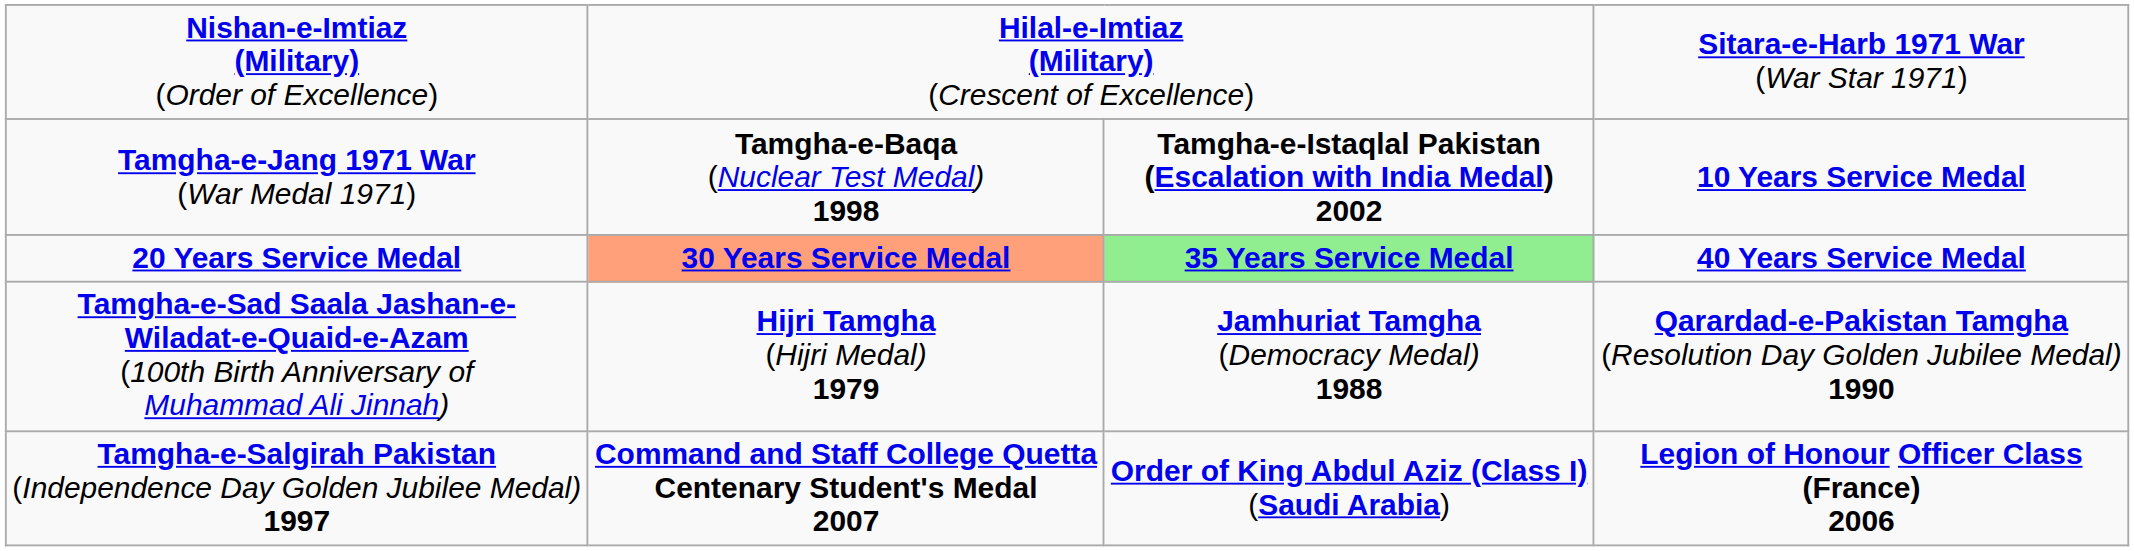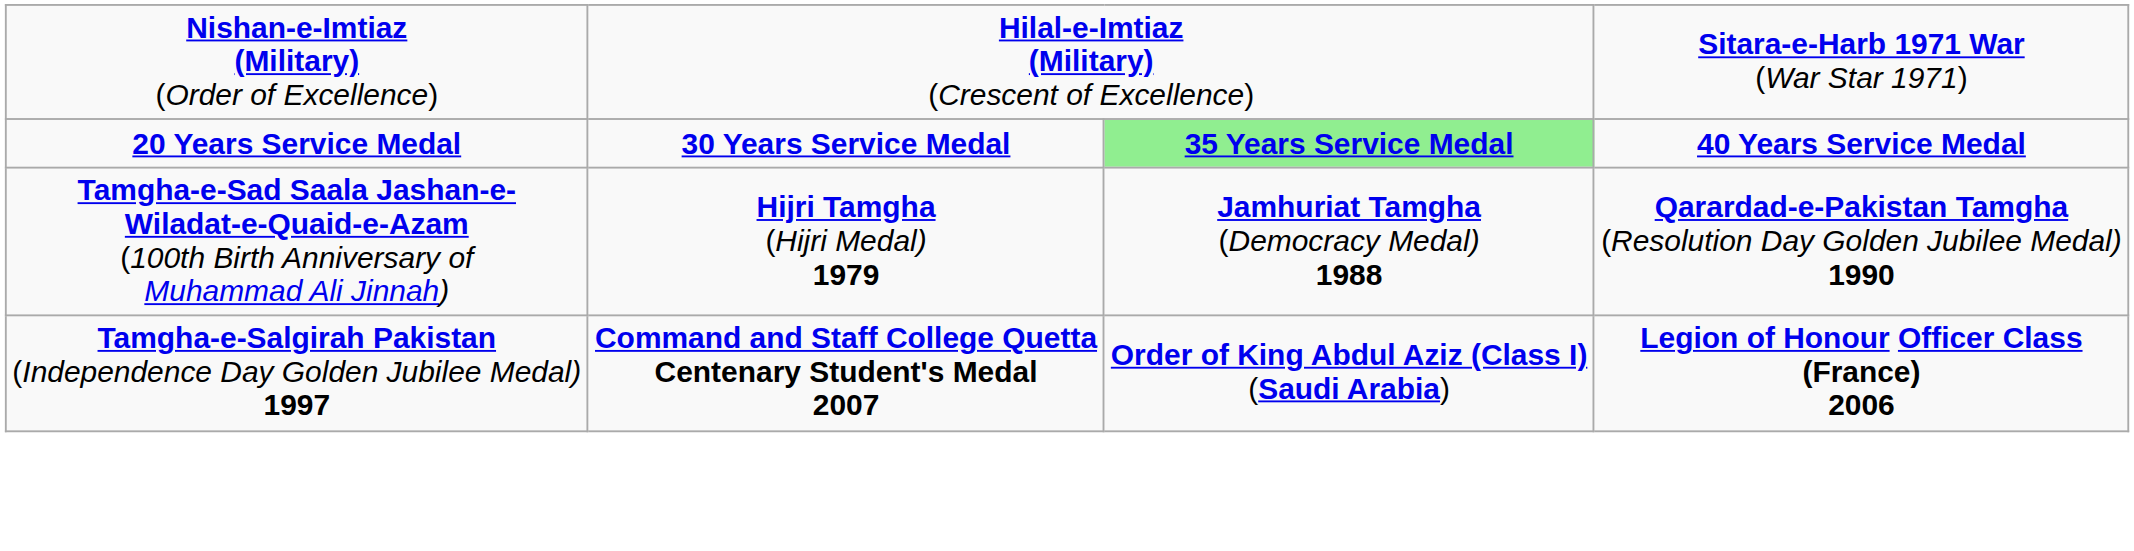- row: (297, 176)
(846, 257) lightsalmon background -> (846, 142) no background
